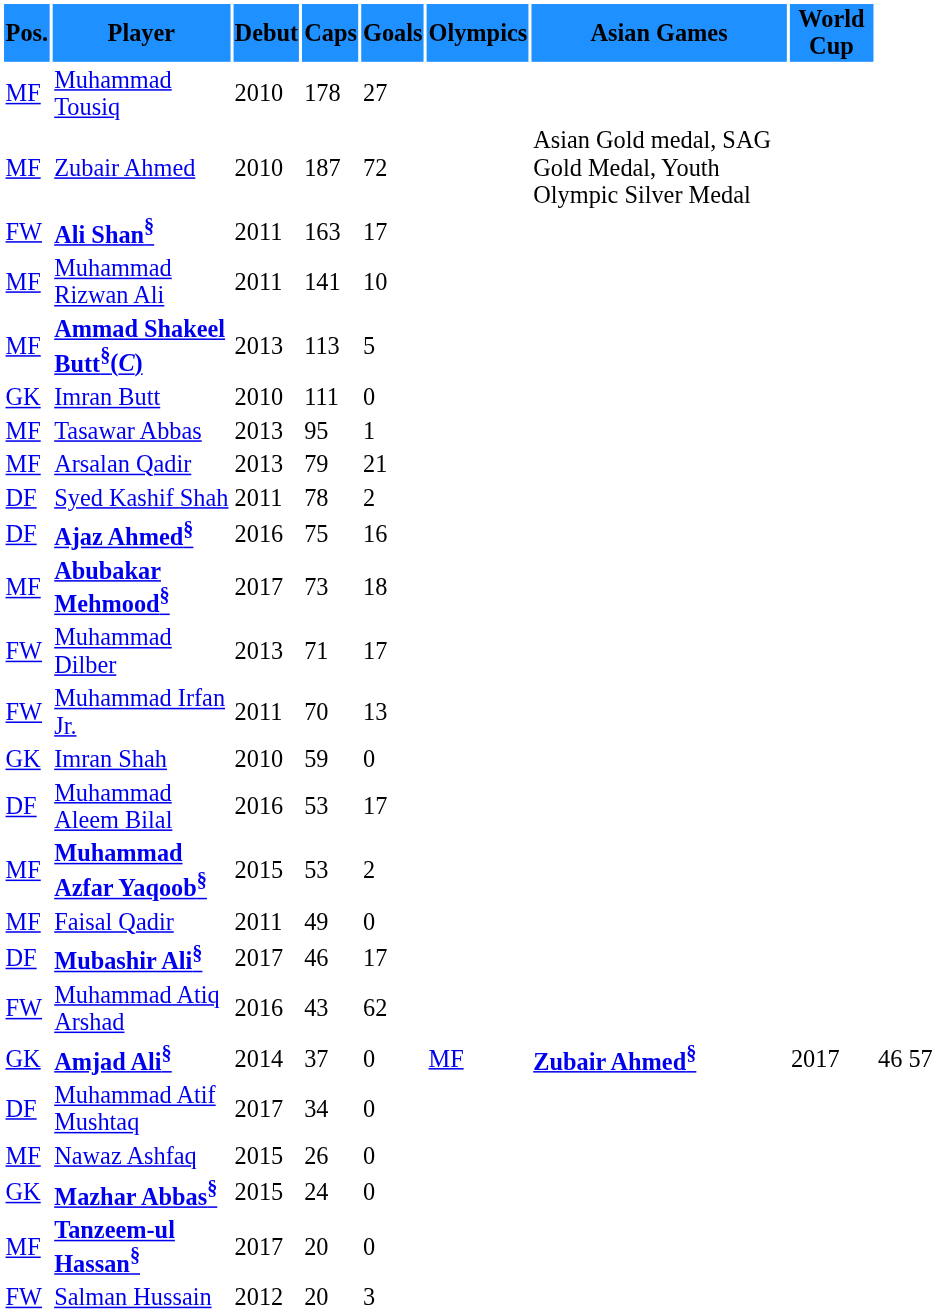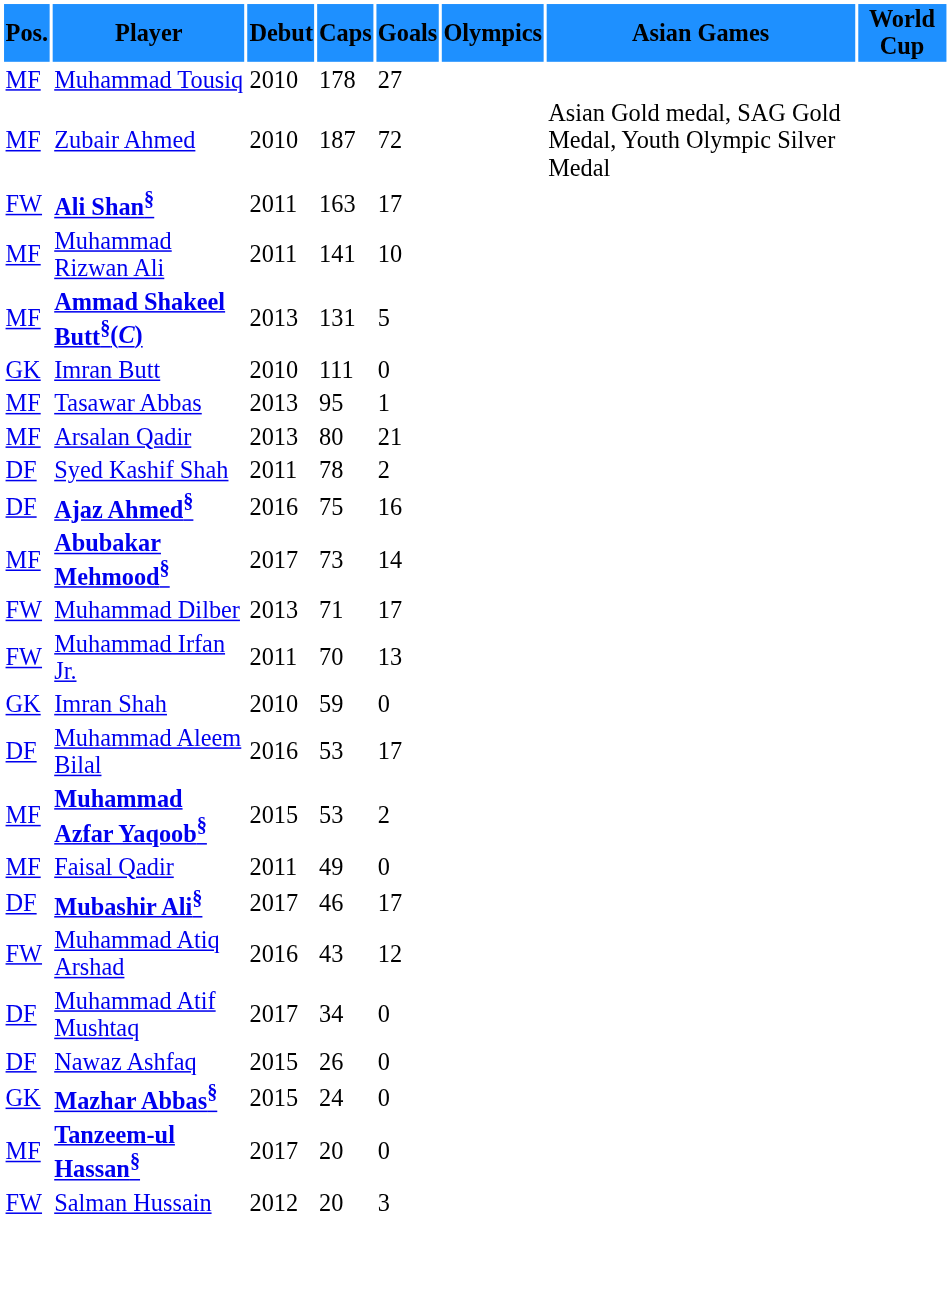(322, 346) 113 -> (337, 319) 131
(316, 463) 79 -> (331, 436) 80
(375, 587) 18 -> (390, 560) 14
(375, 1008) 62 -> (390, 953) 12
- row: (113, 1058)
(23, 1156) MF -> (21, 1061) DF
